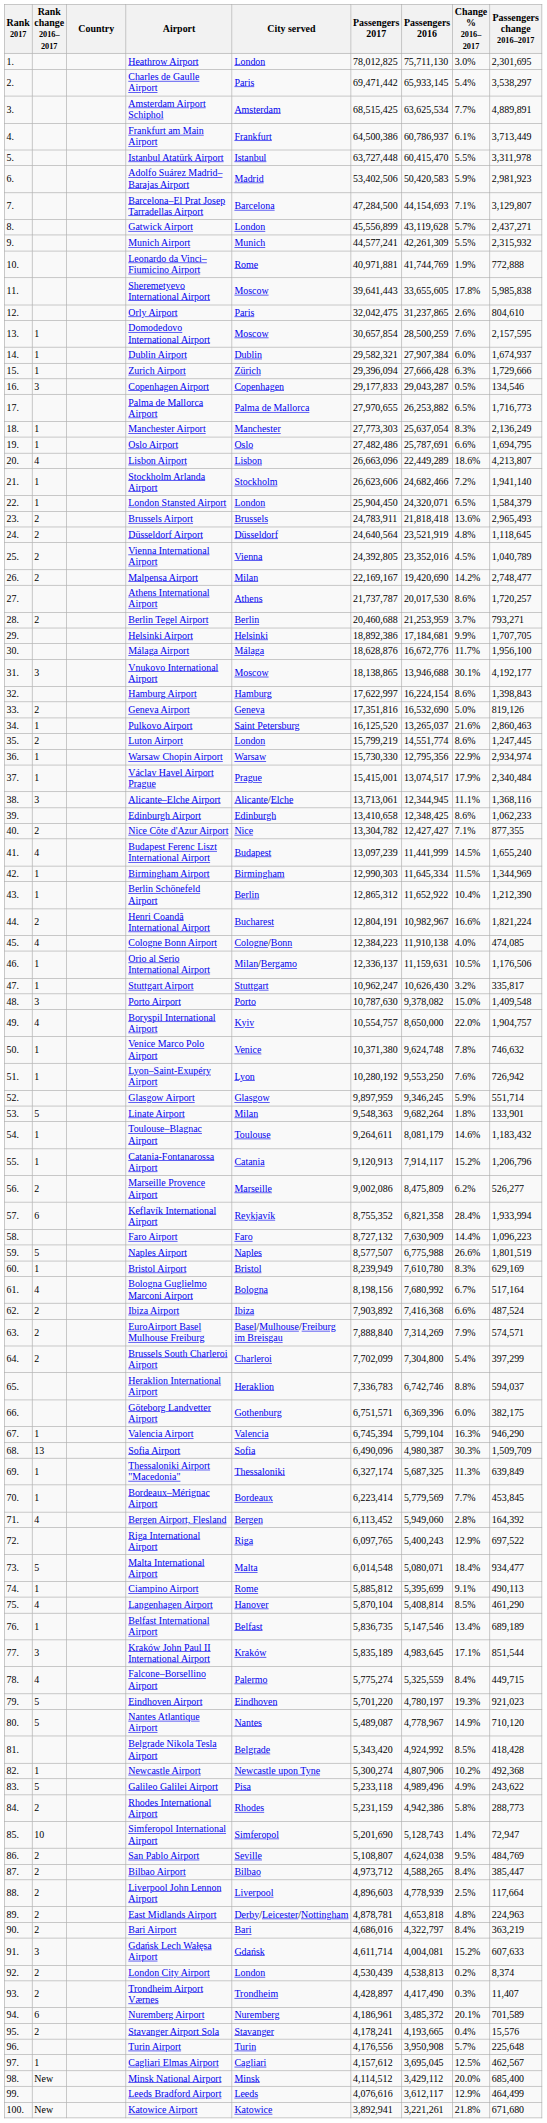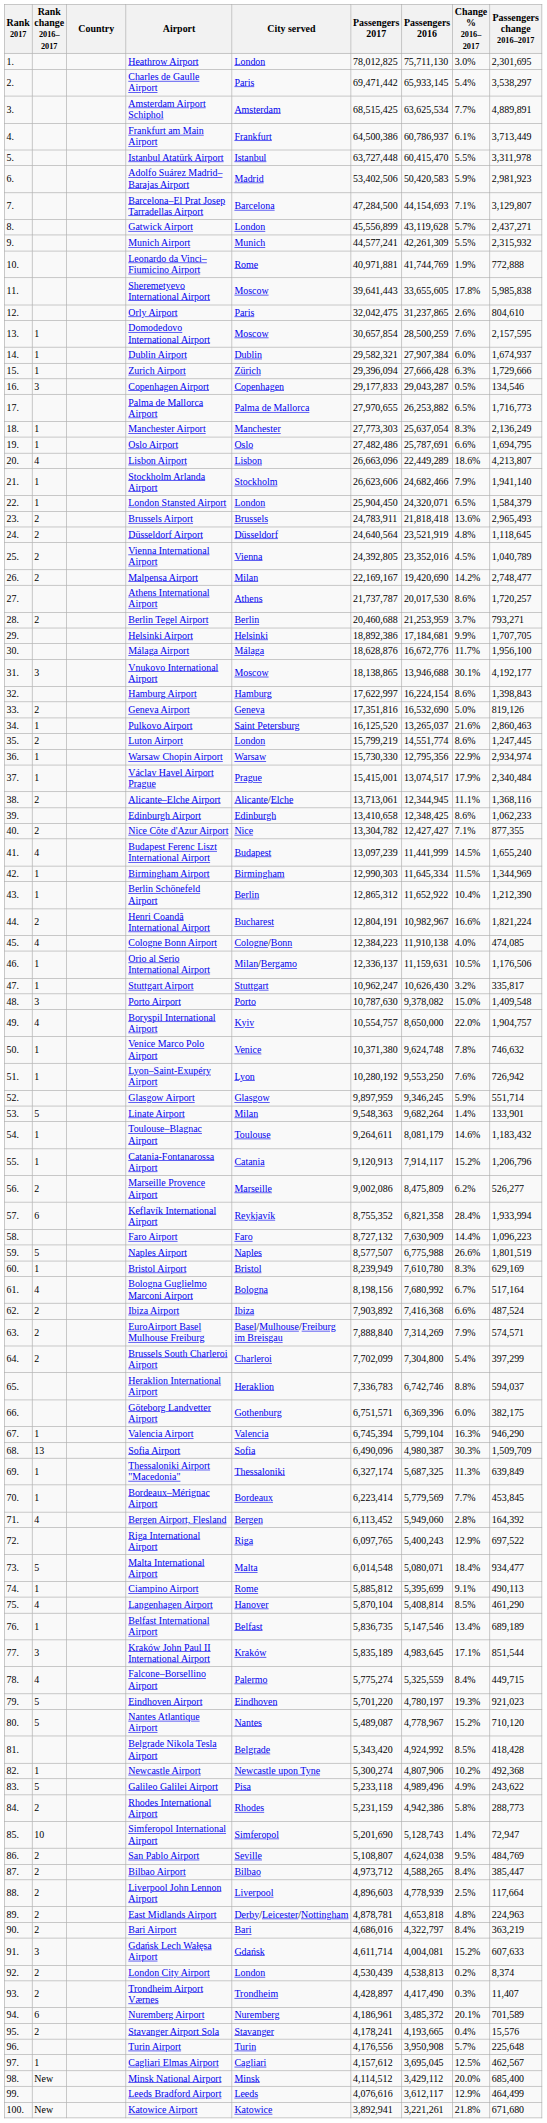(465, 482) 7.2% -> (465, 482) 7.9%
(37, 799) 3 -> (37, 799) 2
(465, 1114) 1.8% -> (465, 1114) 1.4%
(468, 1722) 14.9% -> (468, 1722) 15.2%
